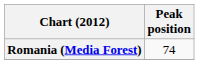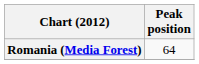(169, 49) 74 -> (169, 49) 64
